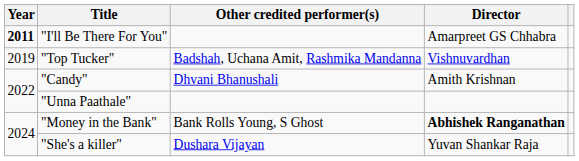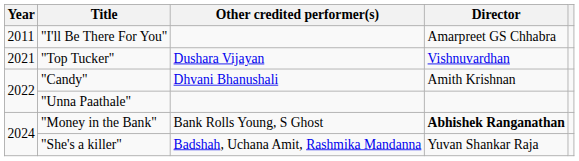(21, 36) bold -> (21, 36) normal
(21, 58) 2019 -> (21, 58) 2021
(297, 58) Badshah, Uchana Amit, Rashmika Mandanna -> (219, 58) Dushara Vijayan
(219, 144) Dushara Vijayan -> (297, 144) Badshah, Uchana Amit, Rashmika Mandanna
